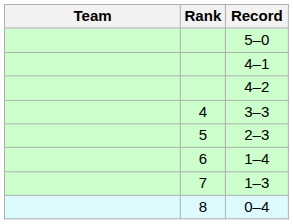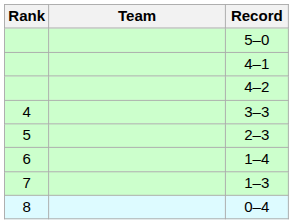columns swapped: (203, 16) <-> (93, 16)
